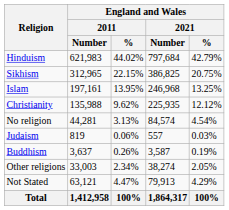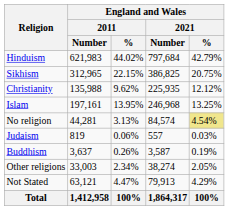rows swapped: (17, 89) <-> (30, 105)
(204, 120) no background -> (204, 120) khaki background
